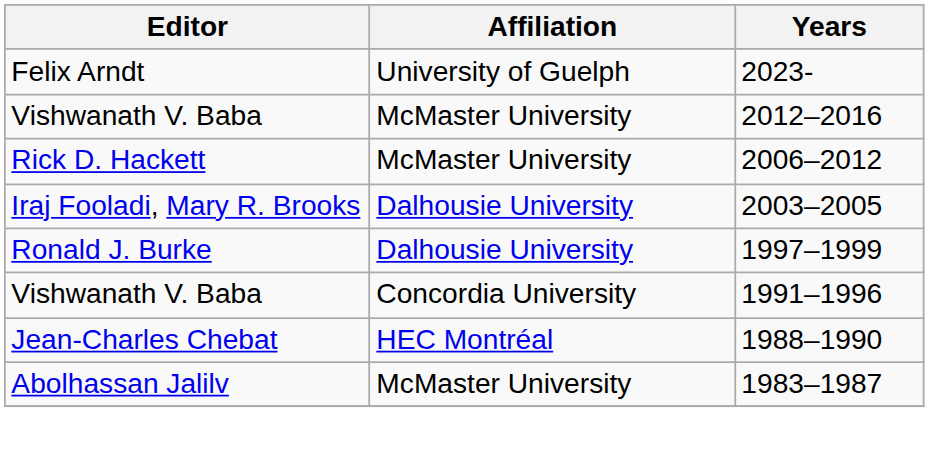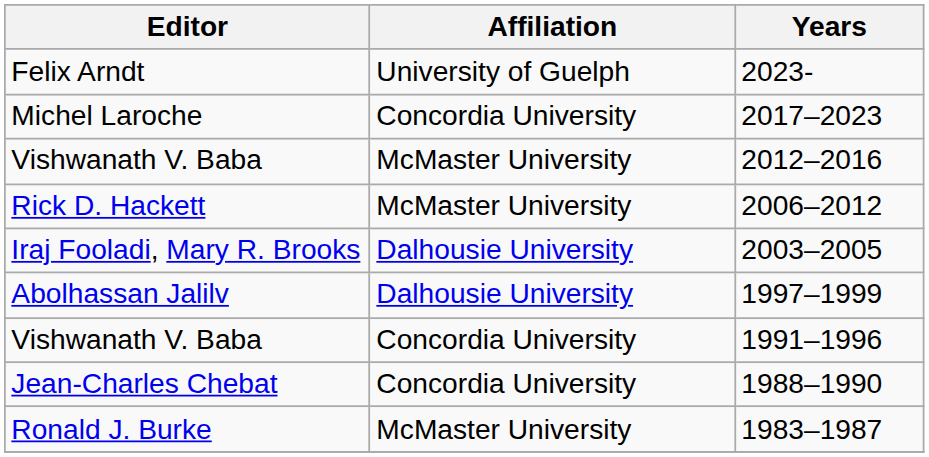+ row: (812, 116)
(112, 250) Ronald J. Burke -> (120, 294) Abolhassan Jalilv
(465, 339) HEC Montréal -> (506, 384) Concordia University
(120, 384) Abolhassan Jalilv -> (112, 428) Ronald J. Burke
